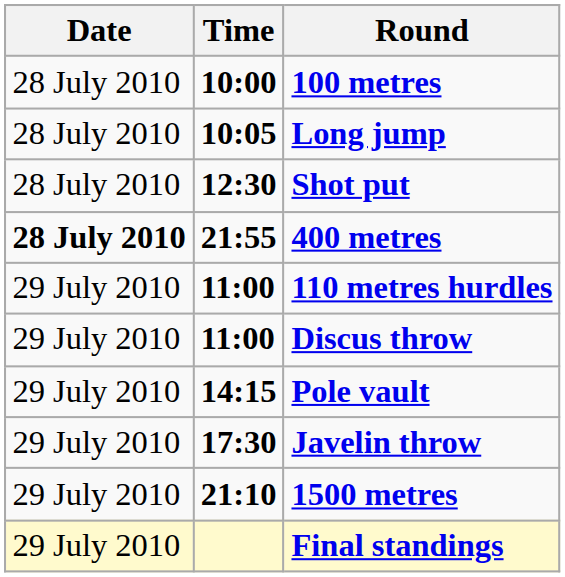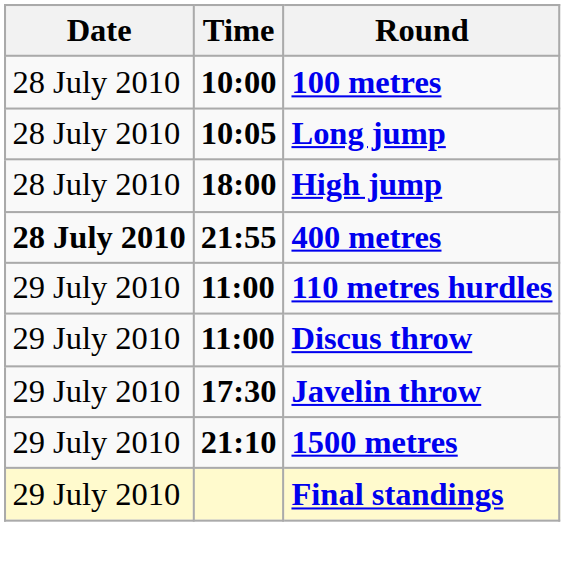- row: (351, 184)
+ row: (367, 184)
- row: (360, 390)
